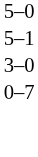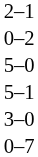+ row: (19, 10)
+ row: (19, 38)
